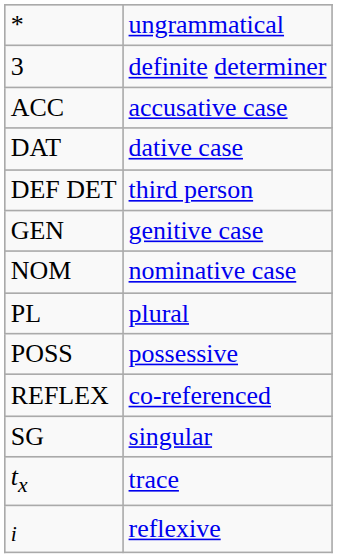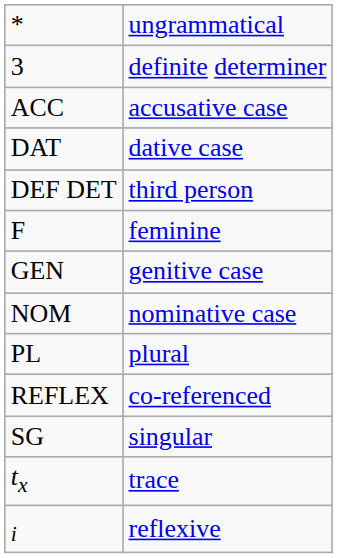+ row: (18, 230)
- row: (42, 353)
